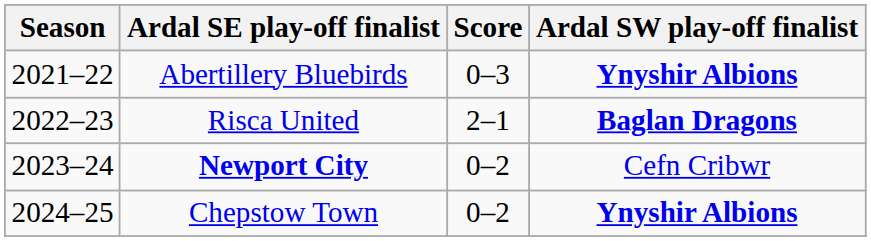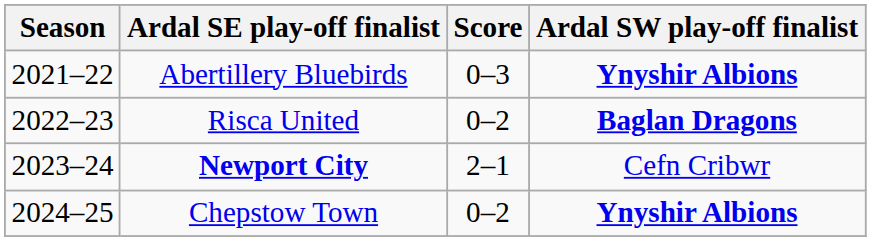(488, 119) 2–1 -> (488, 119) 0–2
(488, 166) 0–2 -> (488, 166) 2–1
